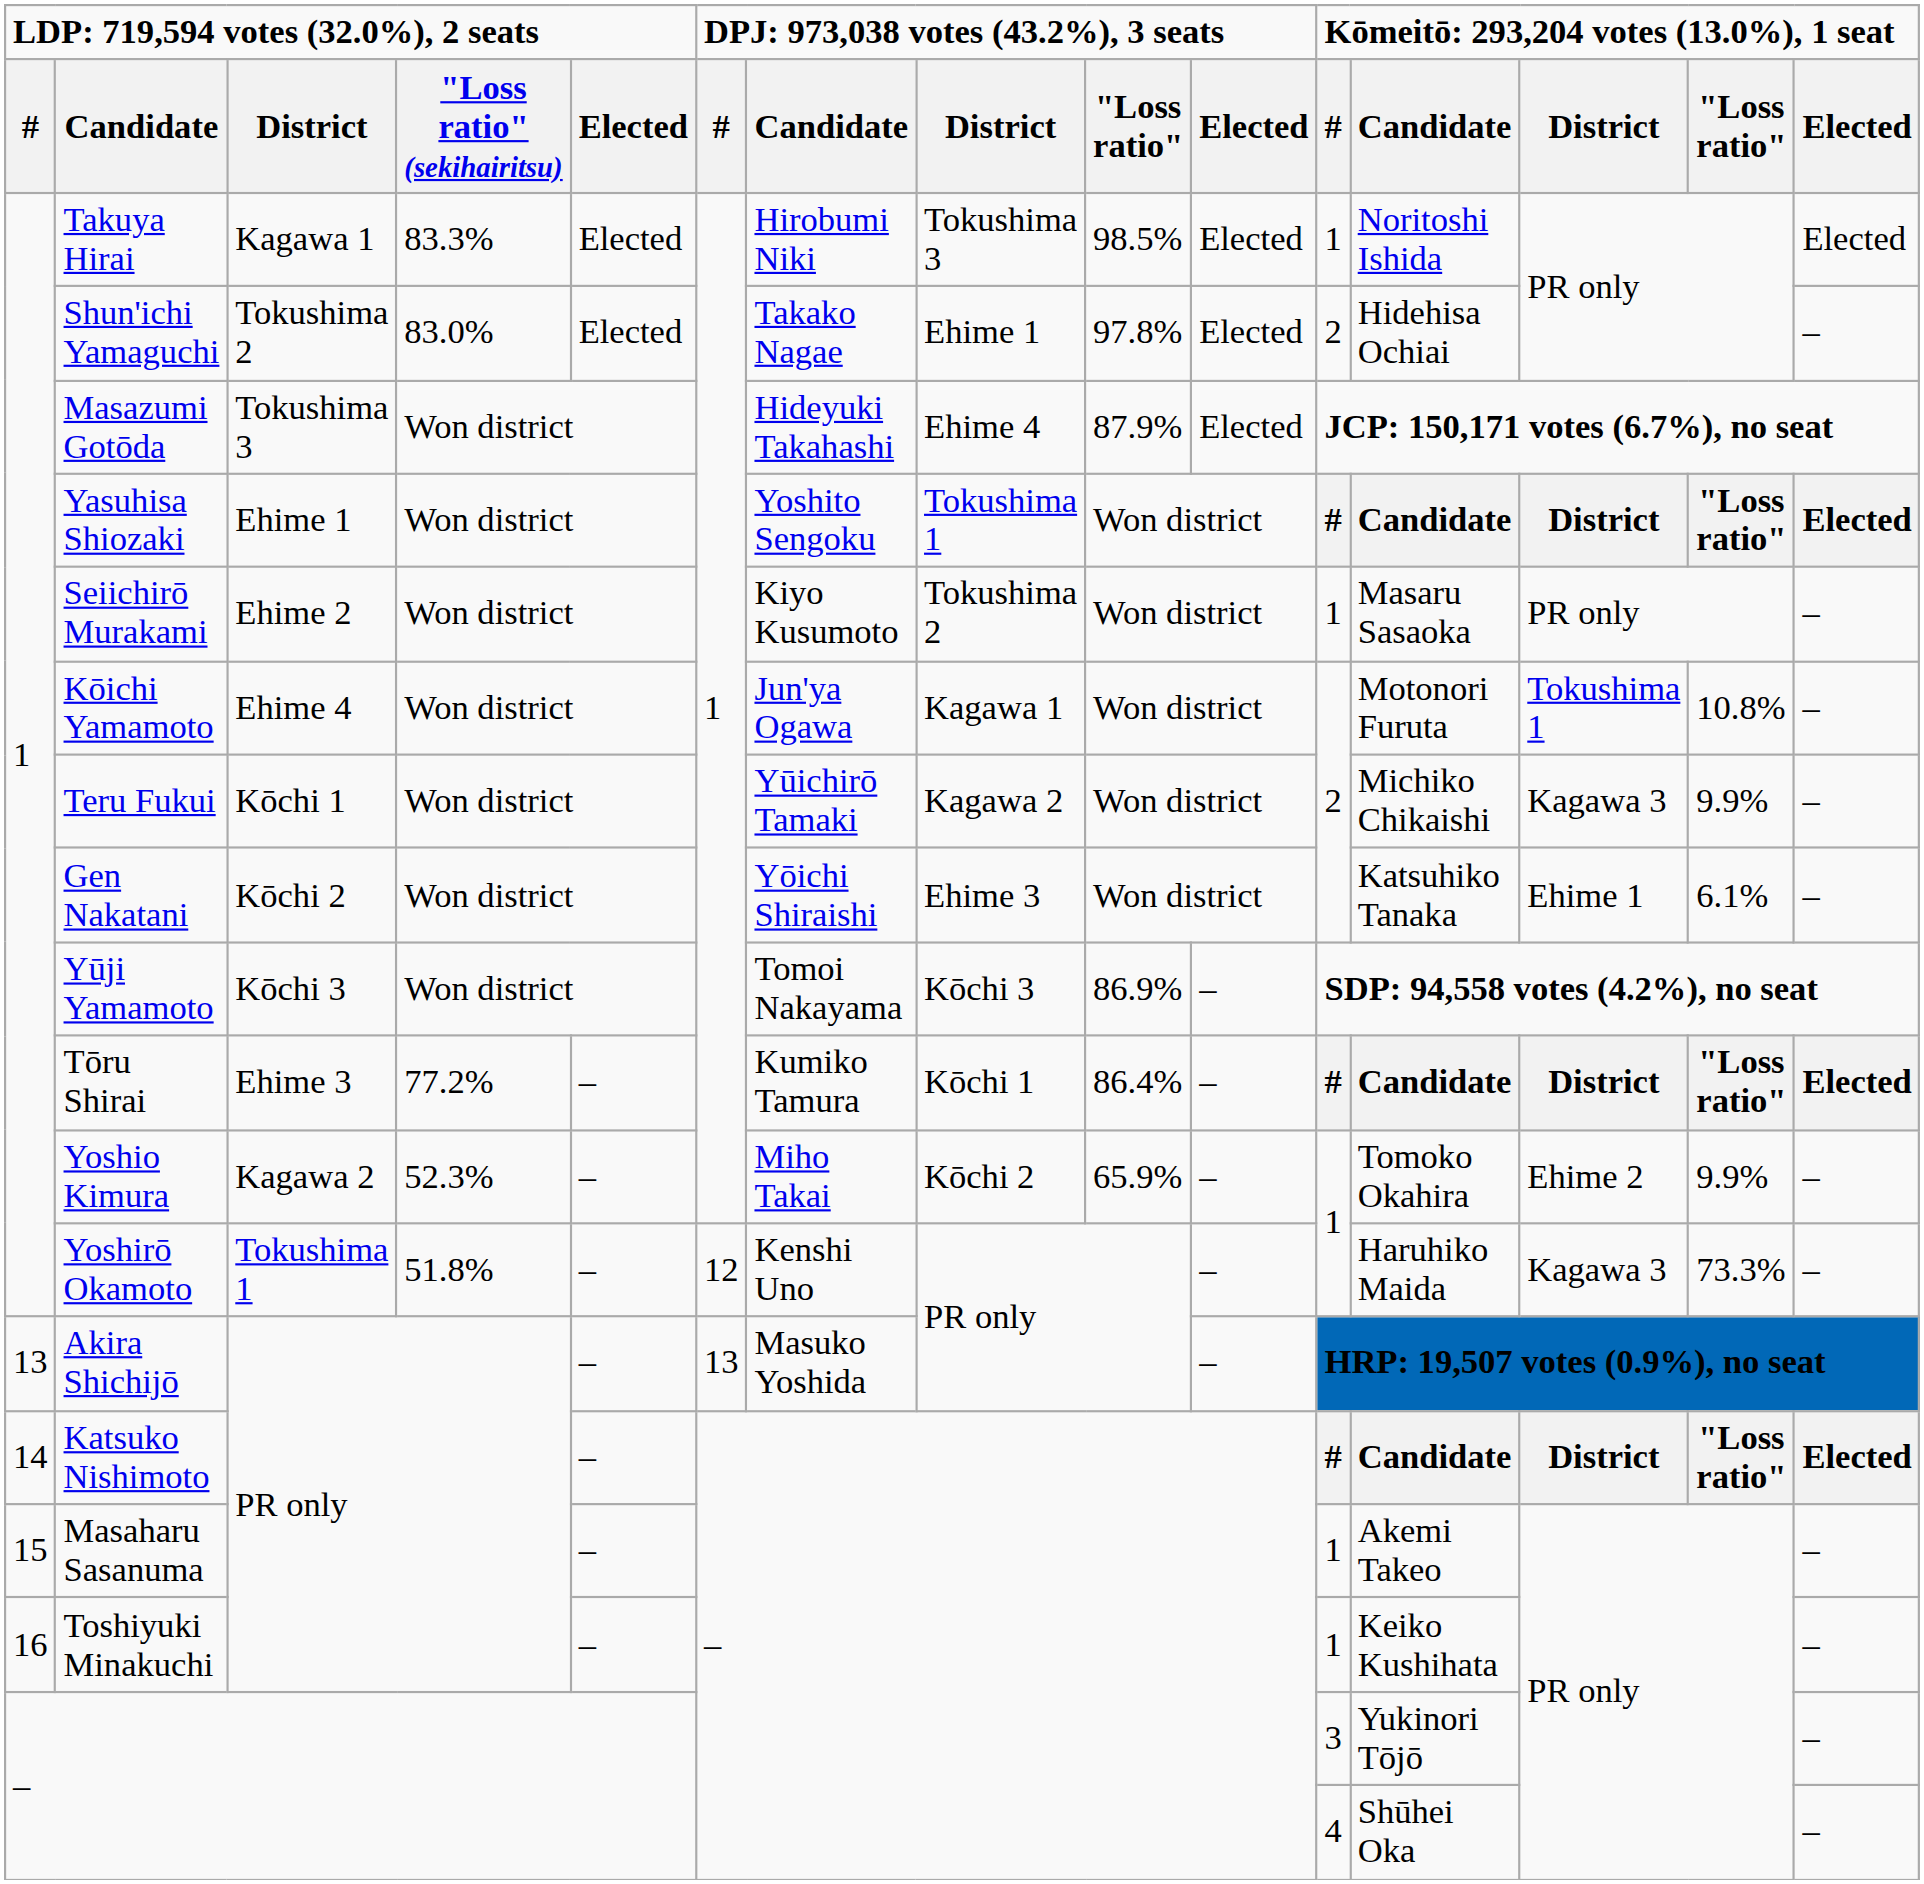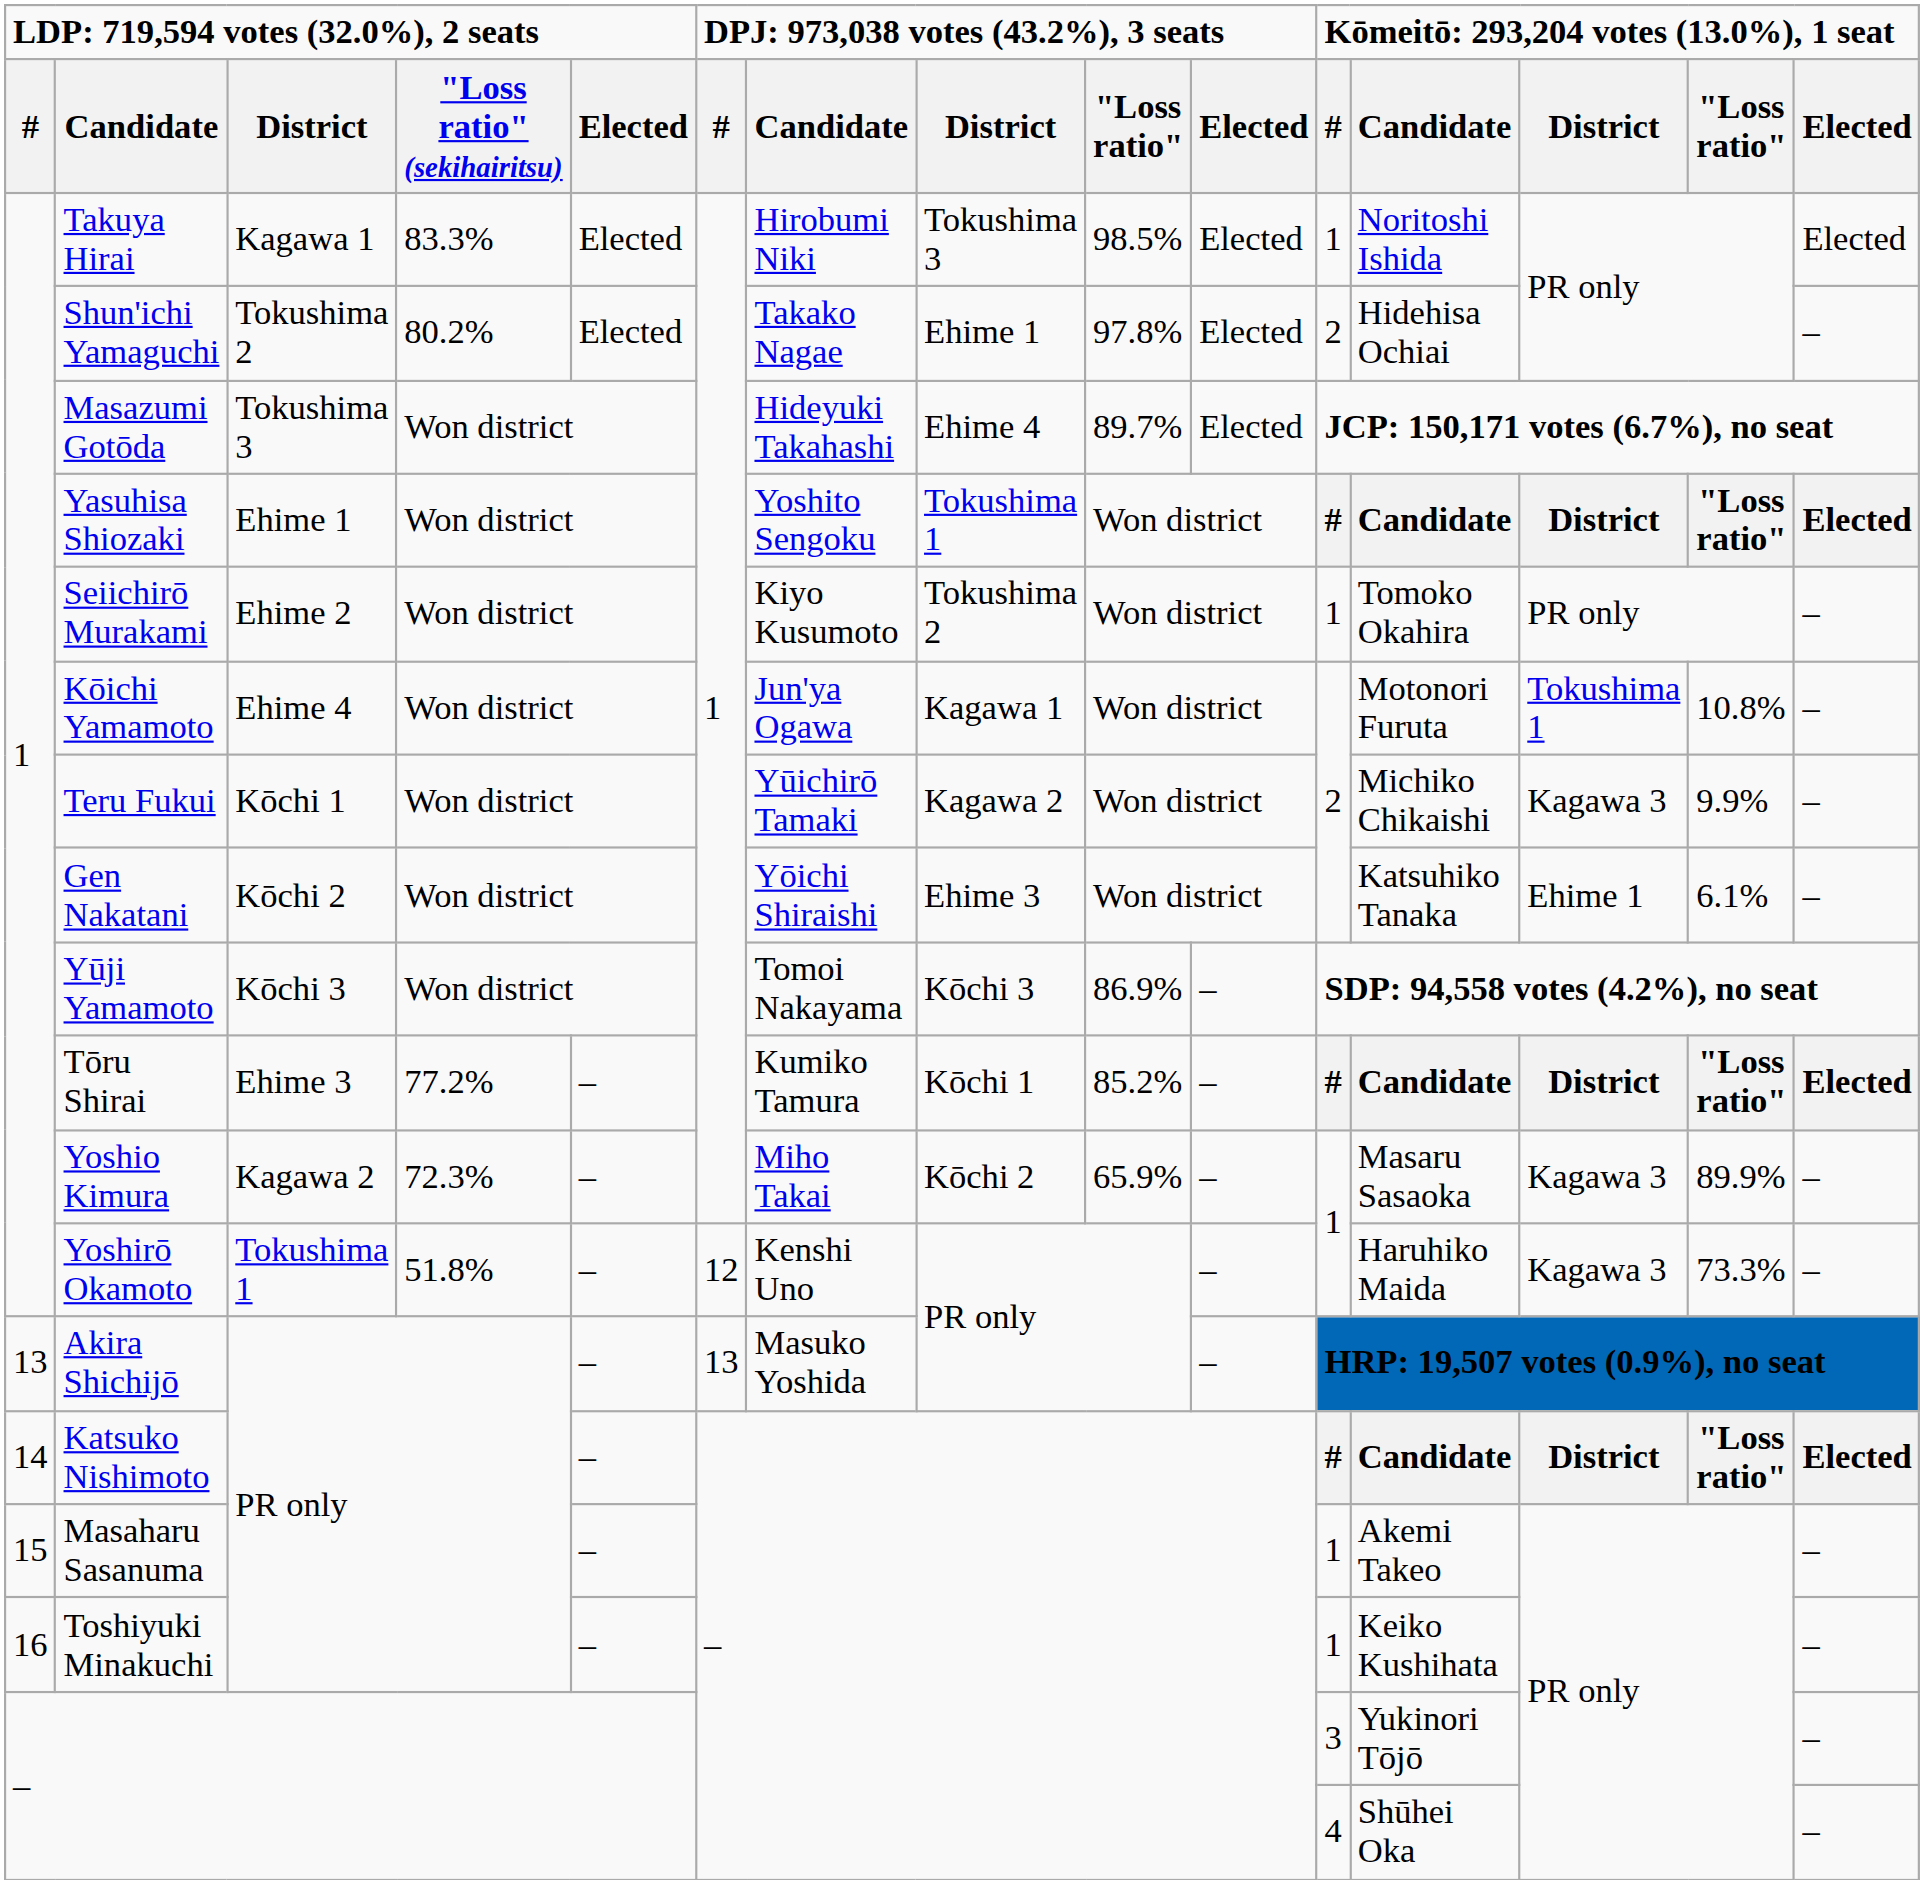(449, 332) 83.0% -> (449, 332) 80.2%
(1138, 426) 87.9% -> (1138, 426) 89.7%
(1414, 613) Masaru Sasaoka -> (1415, 613) Tomoko Okahira
(1138, 1081) 86.4% -> (1138, 1081) 85.2%
(449, 1175) 52.3% -> (449, 1175) 72.3%
(1415, 1175) Tomoko Okahira -> (1414, 1175) Masaru Sasaoka
(1585, 1175) Ehime 2 -> (1597, 1175) Kagawa 3
(1732, 1175) 9.9% -> (1741, 1175) 89.9%
